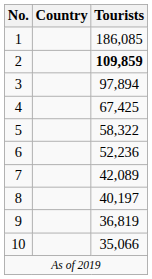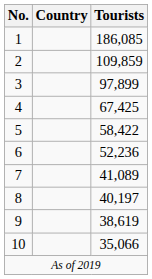(119, 61) bold -> (119, 61) normal
(119, 84) 97,894 -> (119, 84) 97,899
(119, 130) 58,322 -> (119, 130) 58,422
(119, 175) 42,089 -> (119, 175) 41,089
(119, 221) 36,819 -> (119, 221) 38,619
